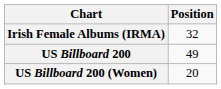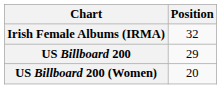(192, 53) 49 -> (192, 53) 29
